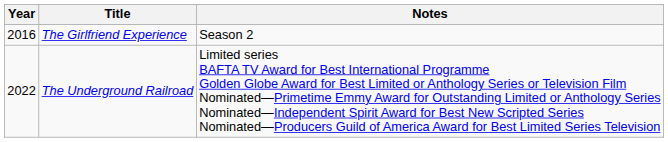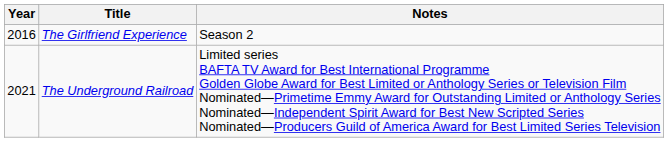(22, 91) 2022 -> (22, 91) 2021
